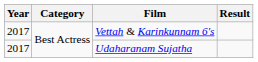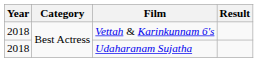(18, 31) 2017 -> (18, 31) 2018
(18, 48) 2017 -> (18, 48) 2018
